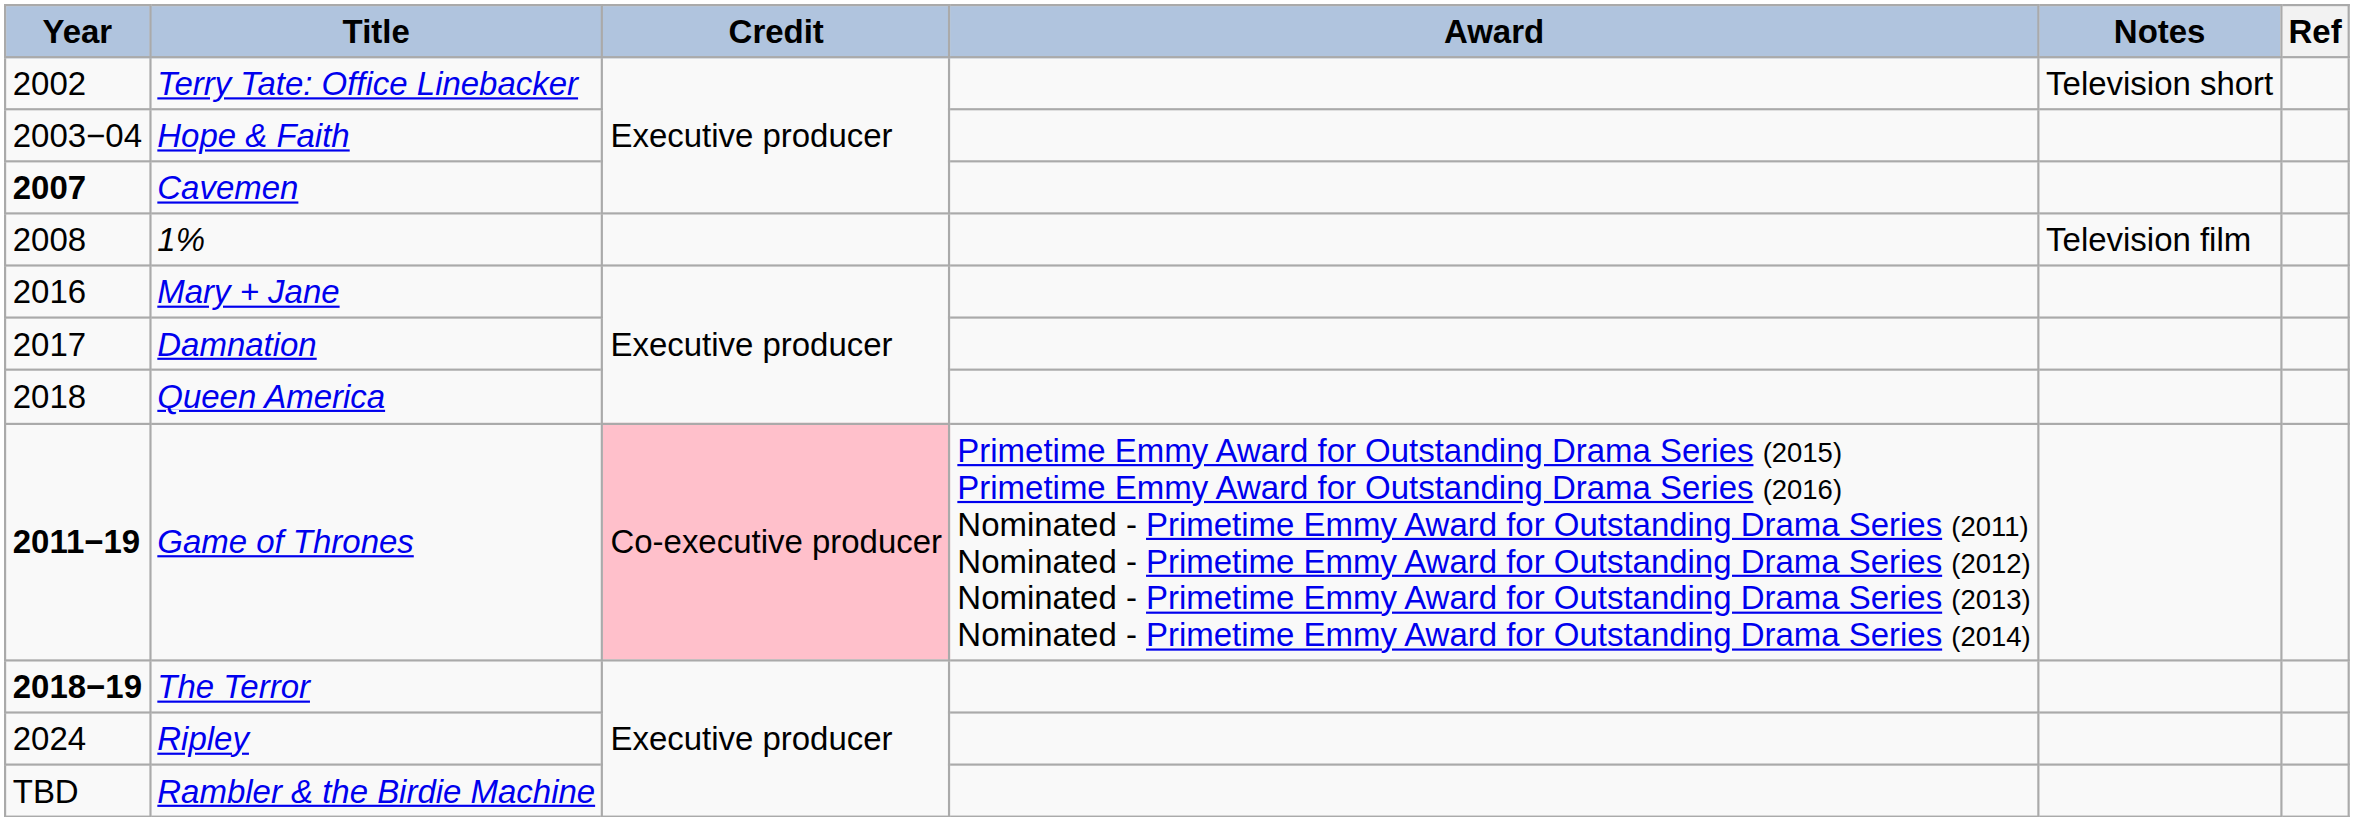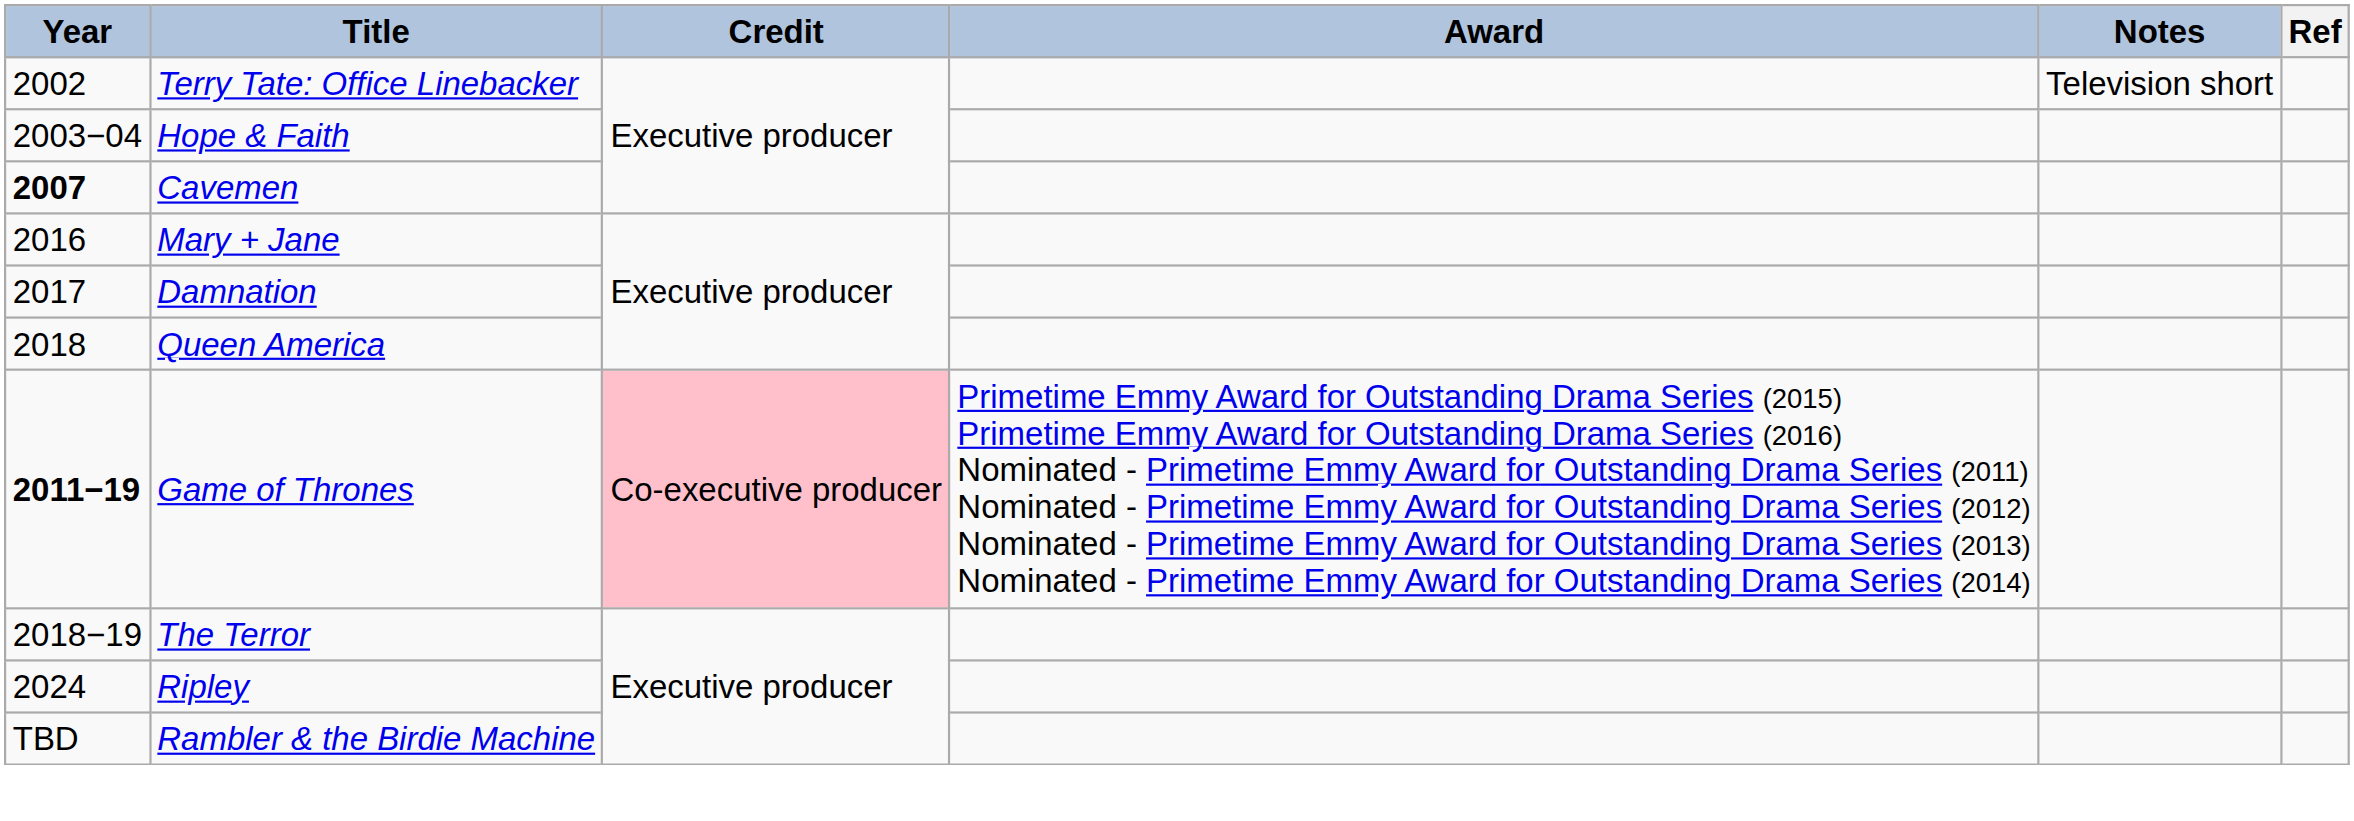- row: (181, 240)
(77, 686) bold -> (77, 634) normal
